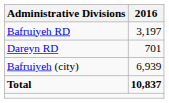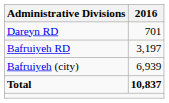rows swapped: (39, 31) <-> (33, 48)
